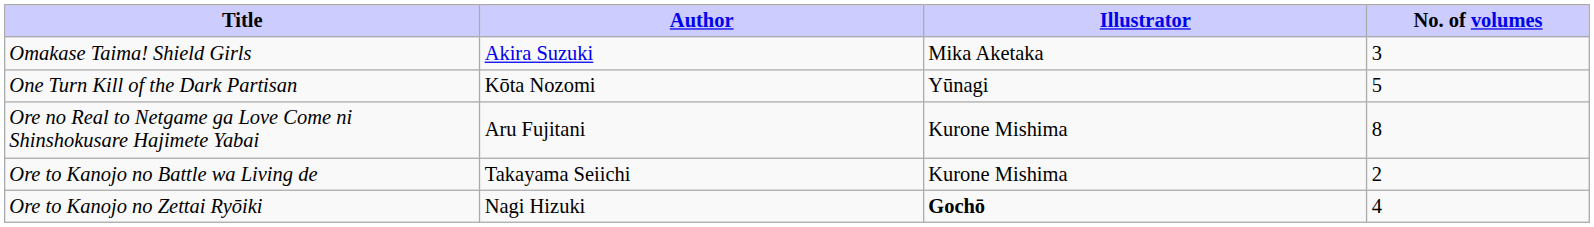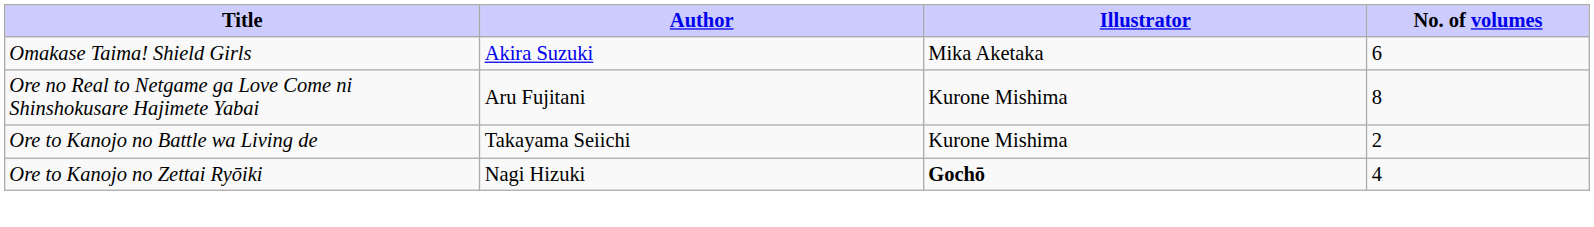(1377, 53) 3 -> (1377, 53) 6
- row: (153, 85)
